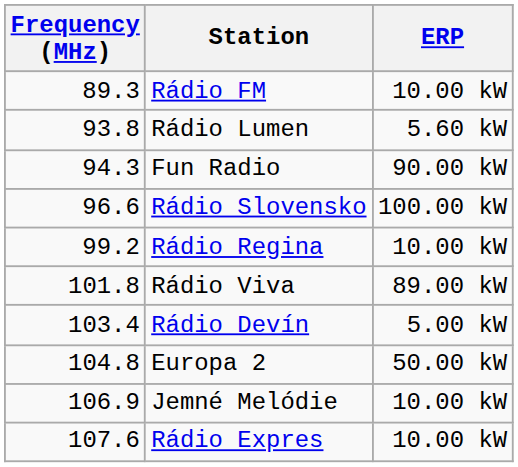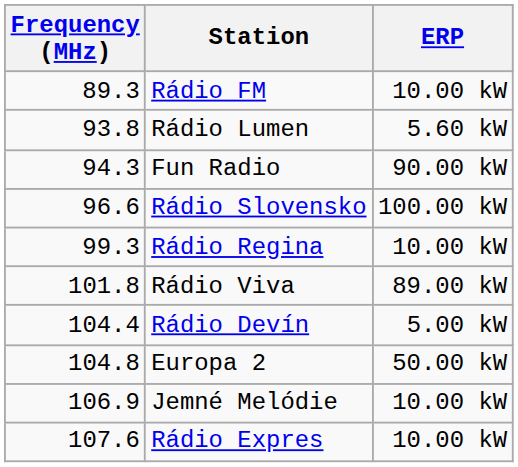(111, 247) 99.2 -> (111, 247) 99.3
(104, 325) 103.4 -> (104, 325) 104.4
